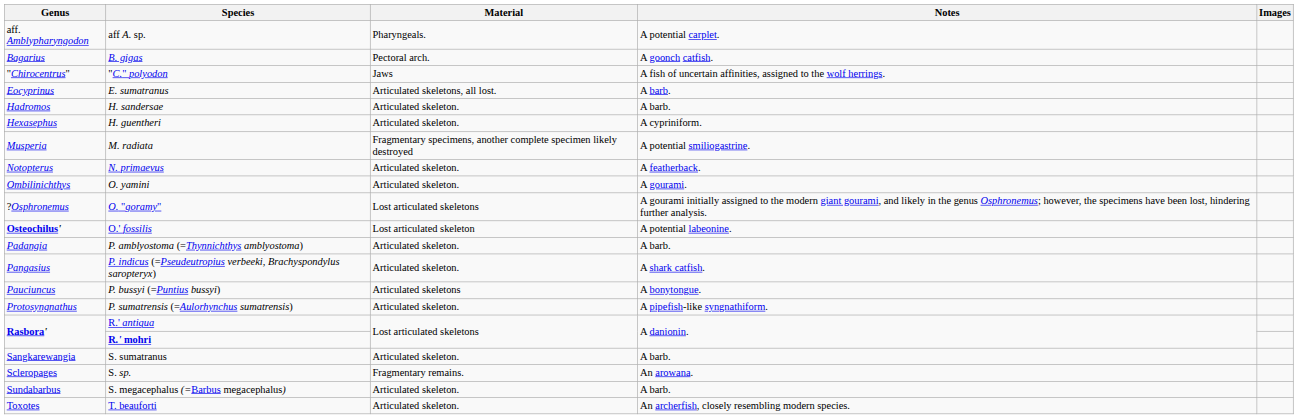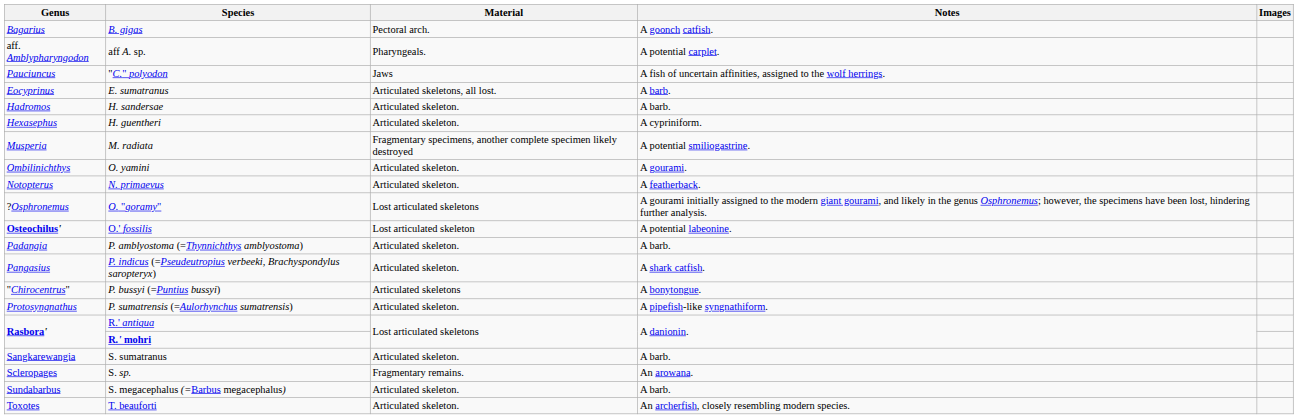rows swapped: (127, 35) <-> (125, 57)
(38, 73) "Chirocentrus" -> (31, 73) Pauciuncus
rows swapped: (136, 168) <-> (129, 184)
(31, 290) Pauciuncus -> (38, 290) "Chirocentrus"
